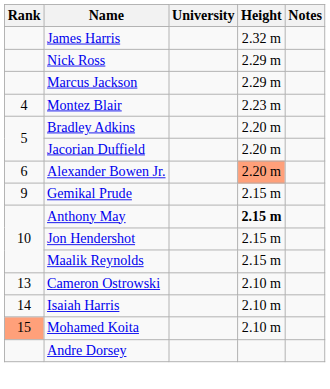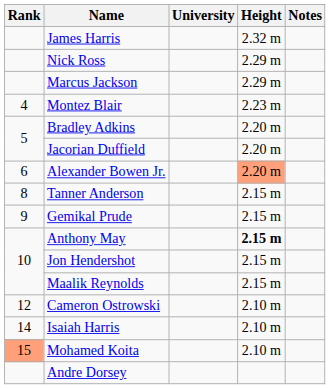+ row: (95, 194)
(24, 283) 13 -> (24, 305) 12
